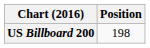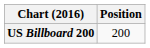(121, 33) 198 -> (121, 33) 200
